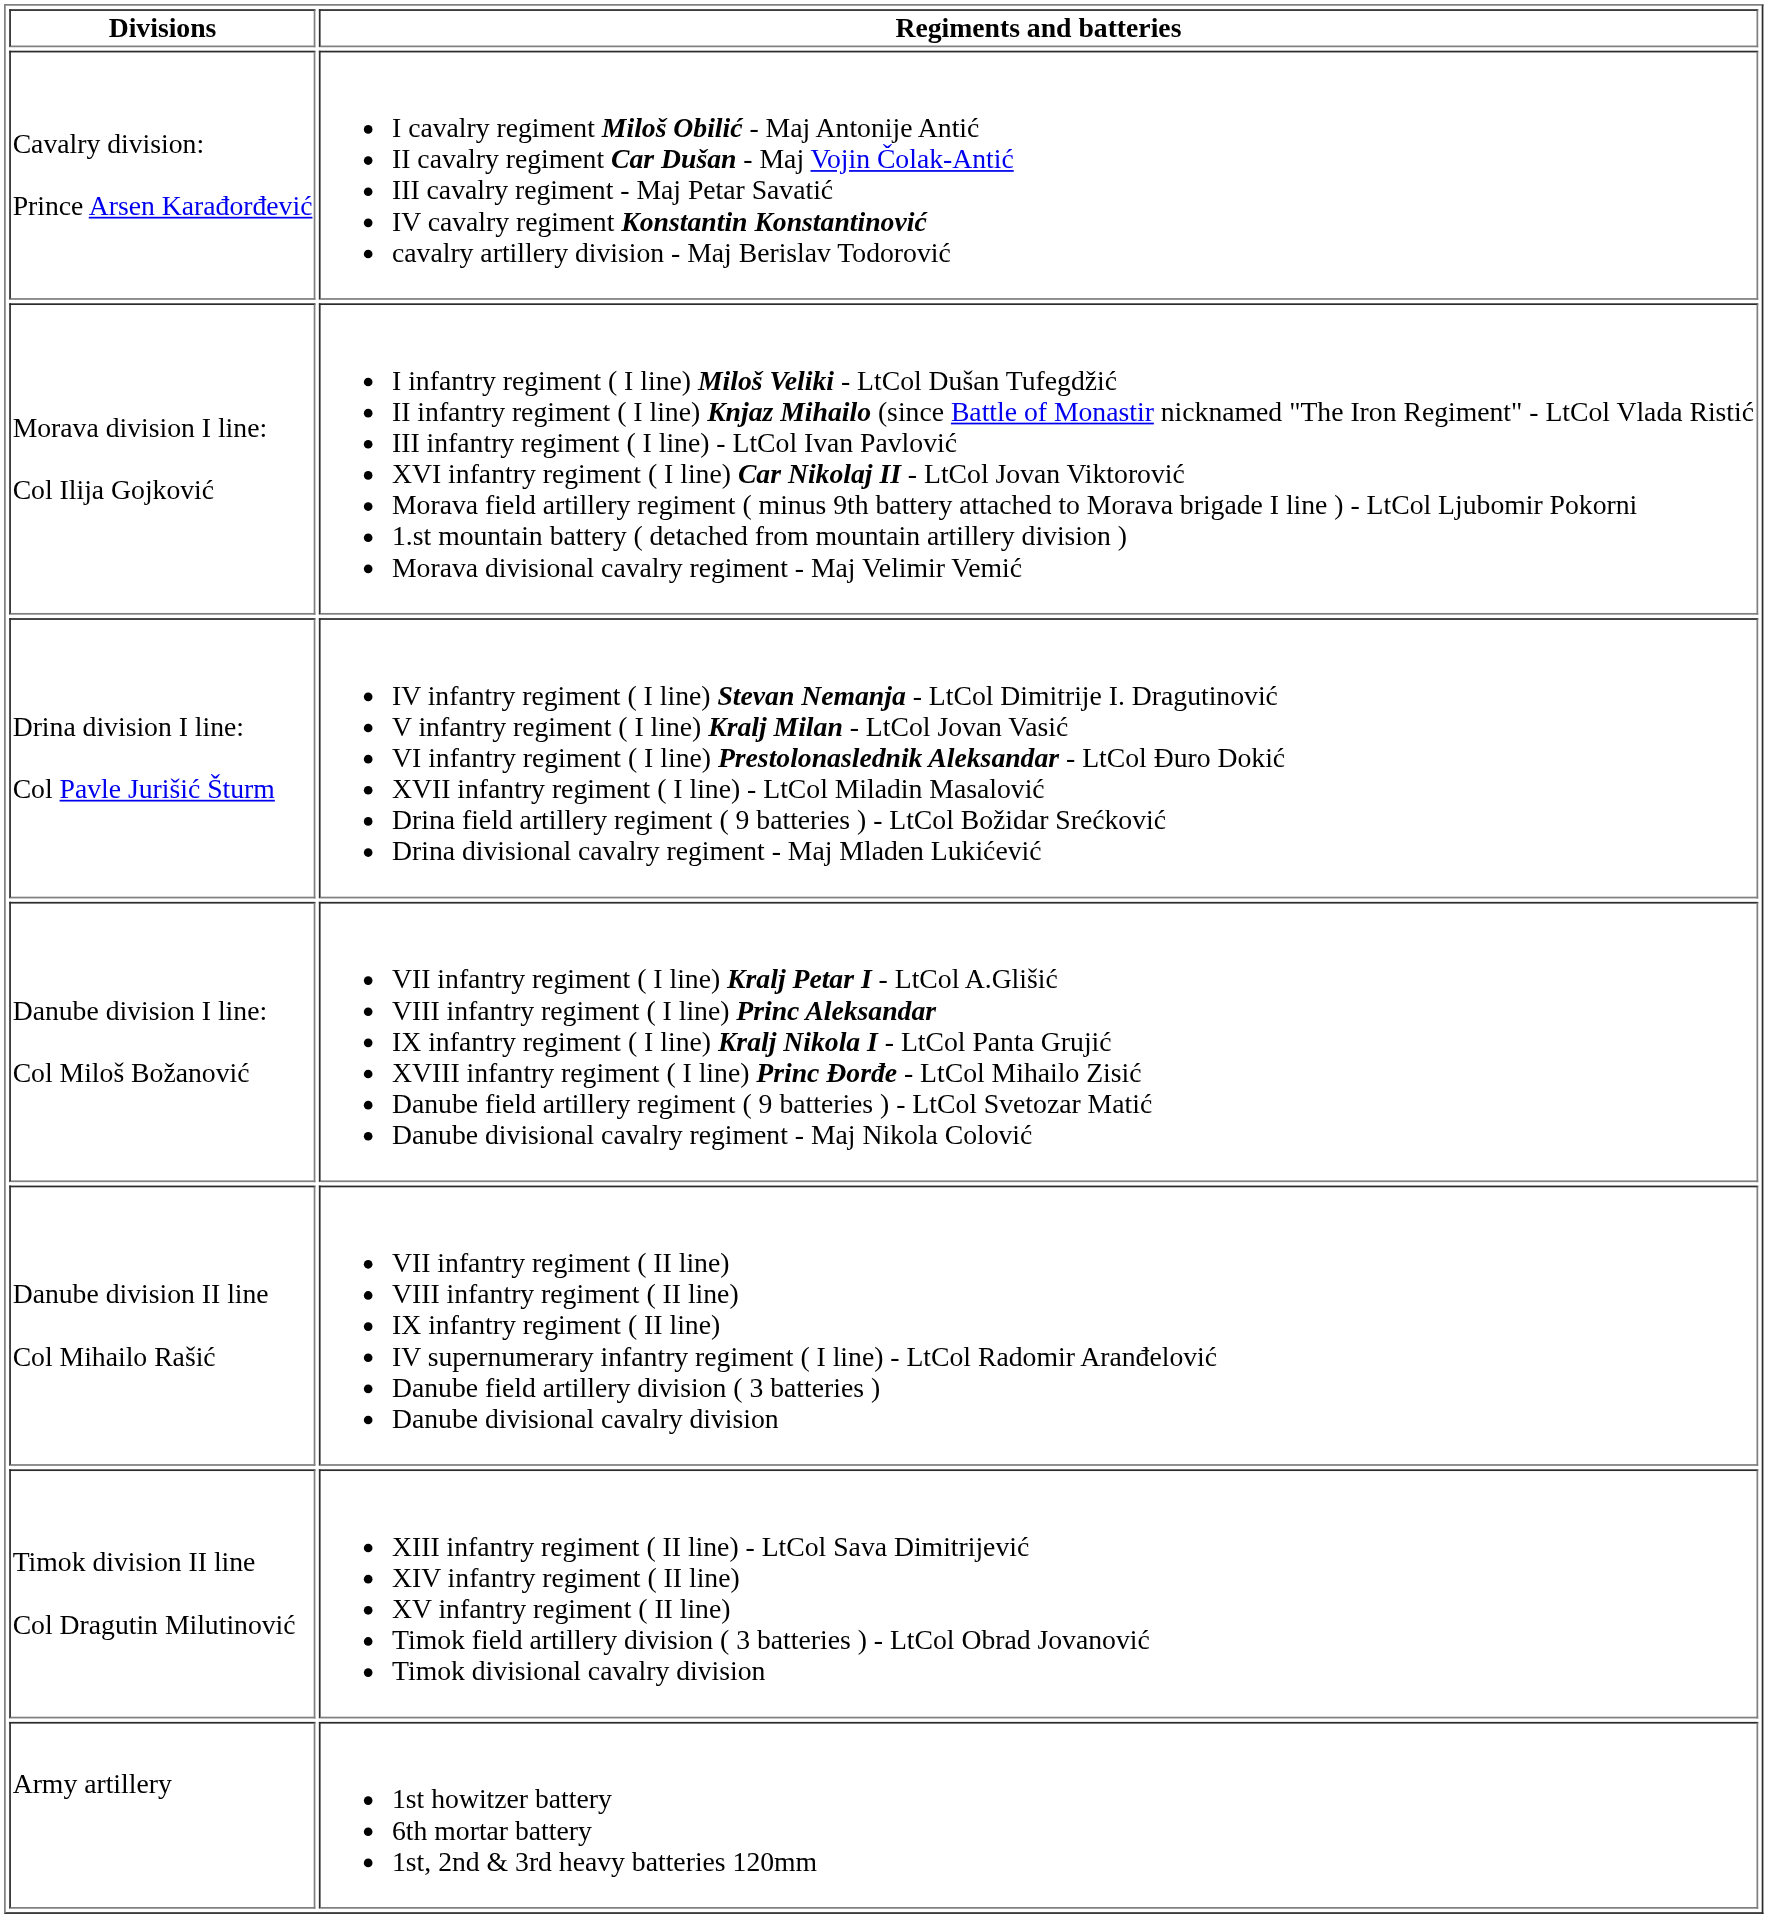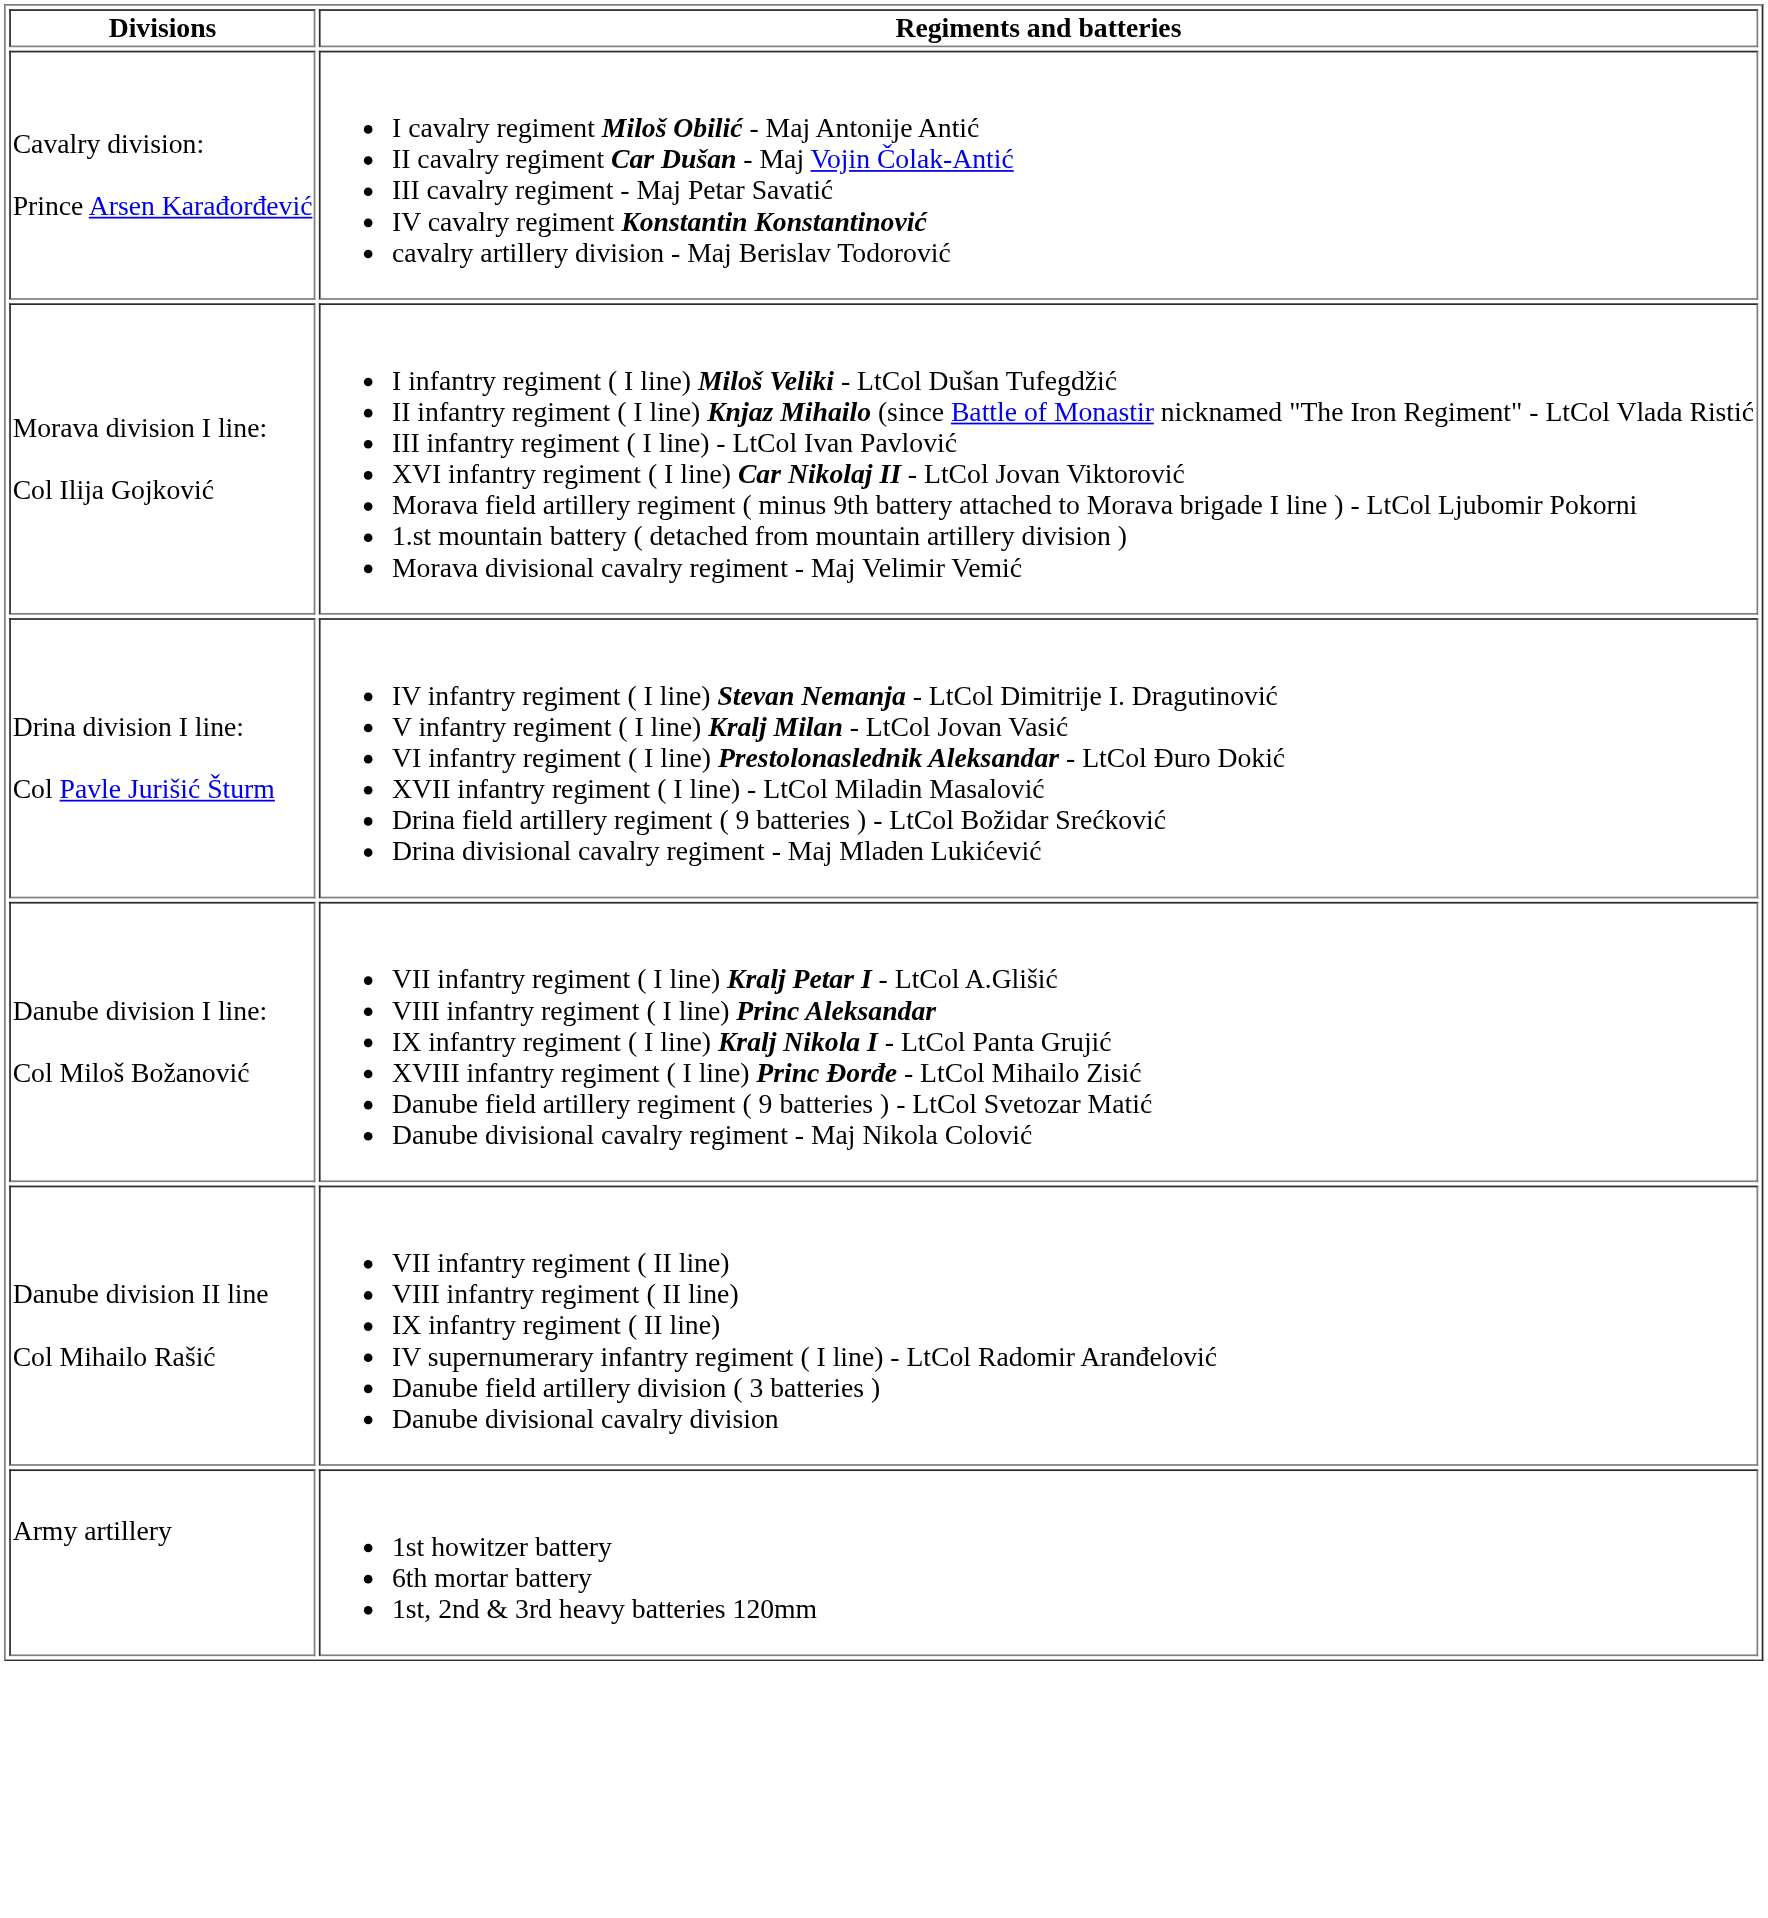- row: (154, 1593)
